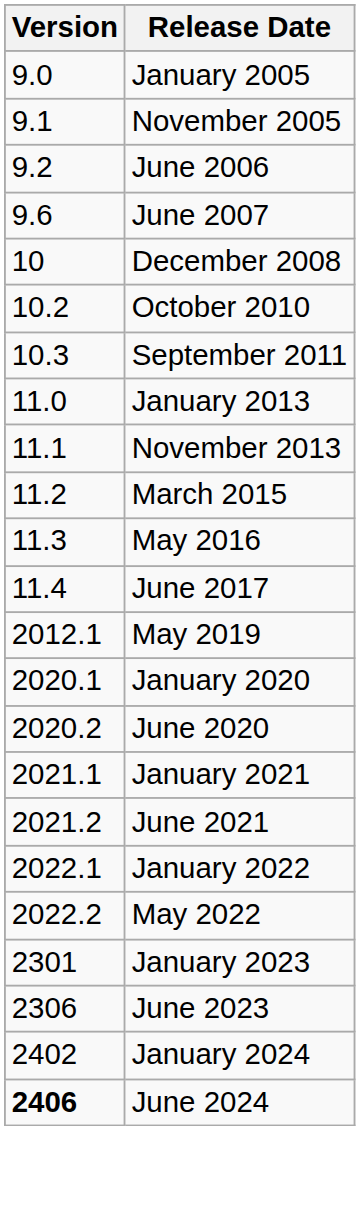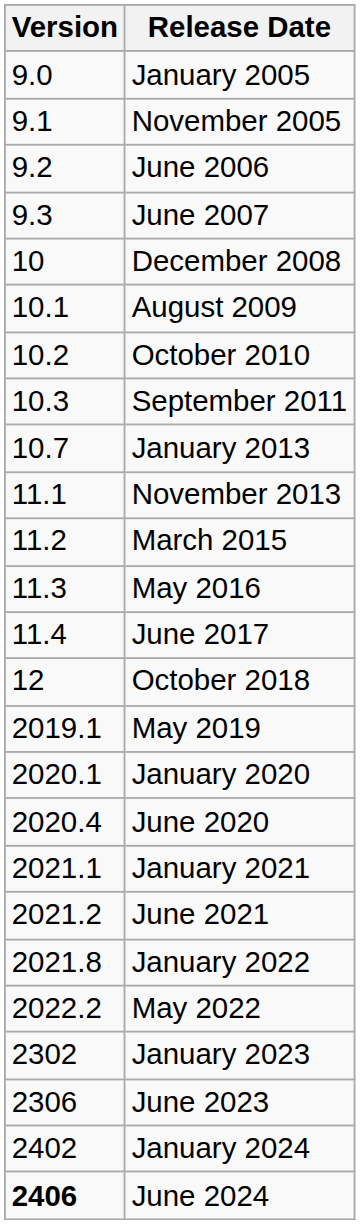(32, 214) 9.6 -> (32, 214) 9.3
+ row: (214, 307)
(39, 401) 11.0 -> (40, 448) 10.7
+ row: (221, 681)
(57, 634) 2012.1 -> (57, 728) 2019.1
(57, 728) 2020.2 -> (57, 821) 2020.4
(57, 868) 2022.1 -> (57, 961) 2021.8
(44, 961) 2301 -> (44, 1055) 2302
